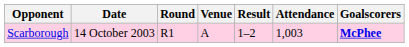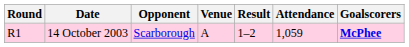columns swapped: (178, 14) <-> (38, 14)
(289, 33) 1,003 -> (289, 33) 1,059
